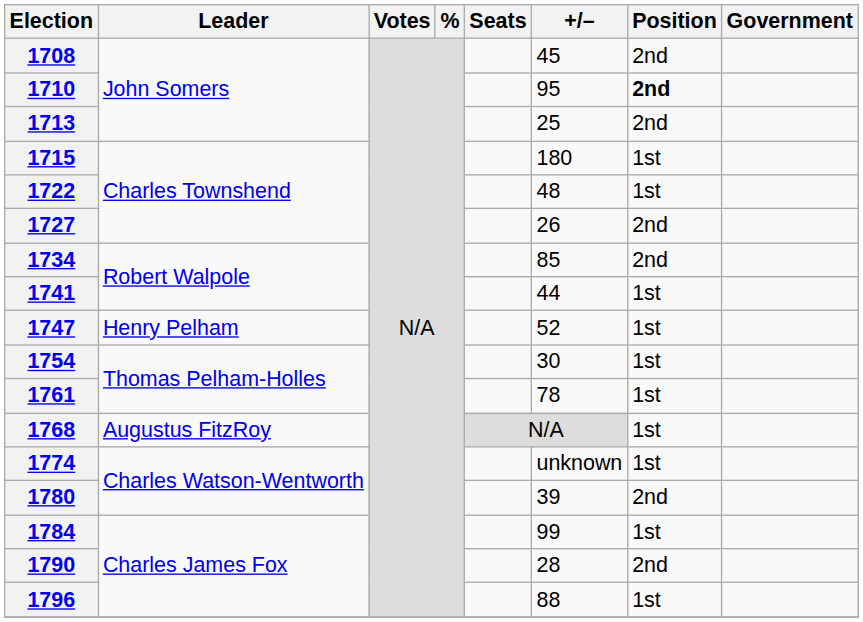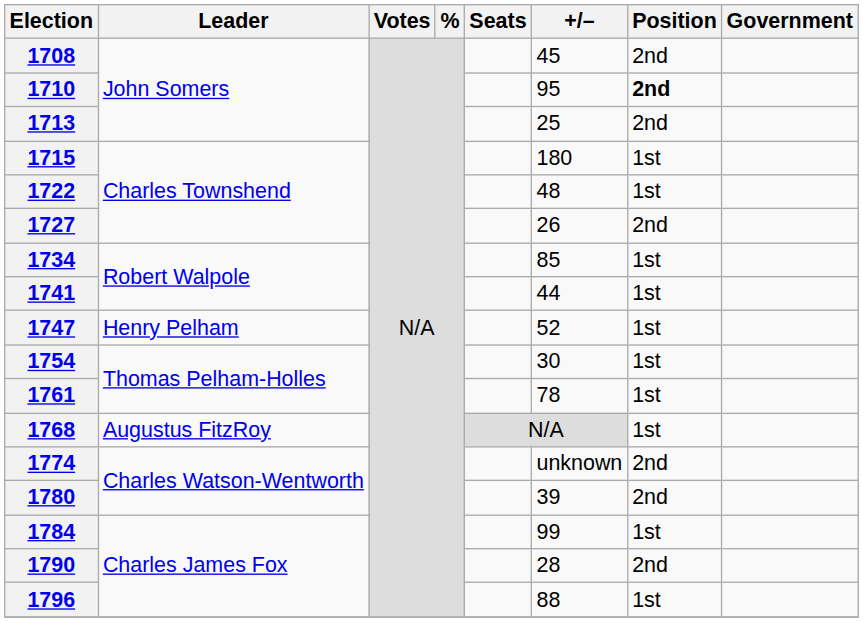(650, 259) 2nd -> (646, 259) 1st
(646, 463) 1st -> (650, 463) 2nd
